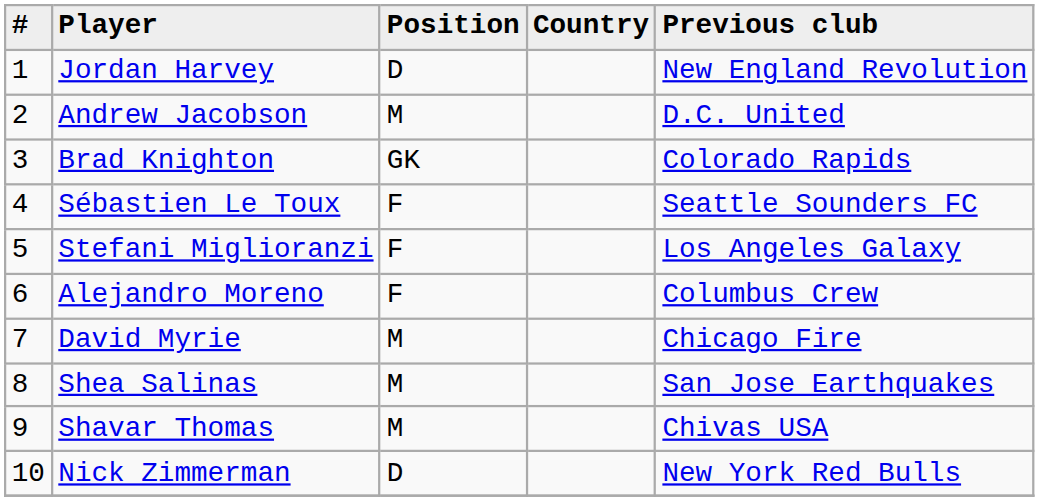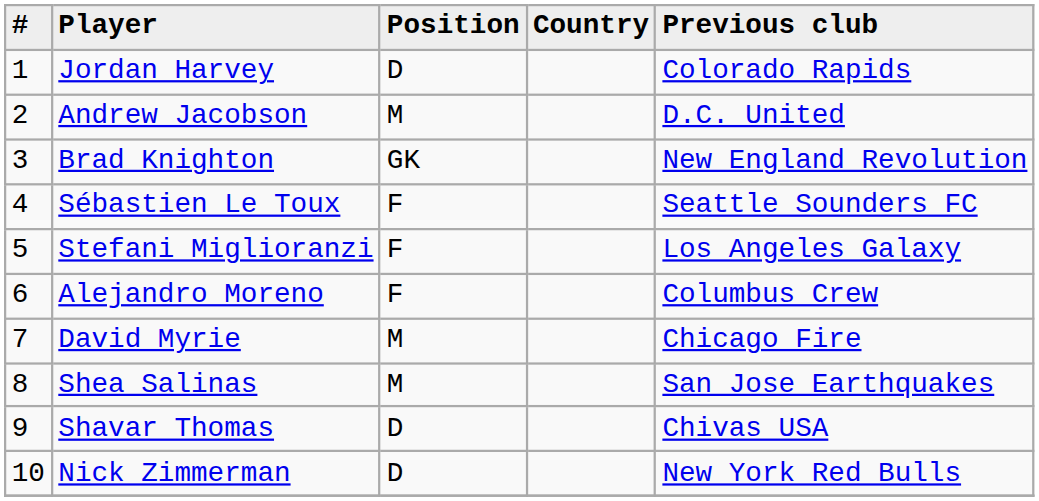(845, 72) New England Revolution -> (787, 72) Colorado Rapids
(787, 162) Colorado Rapids -> (845, 162) New England Revolution
(395, 430) M -> (395, 430) D
